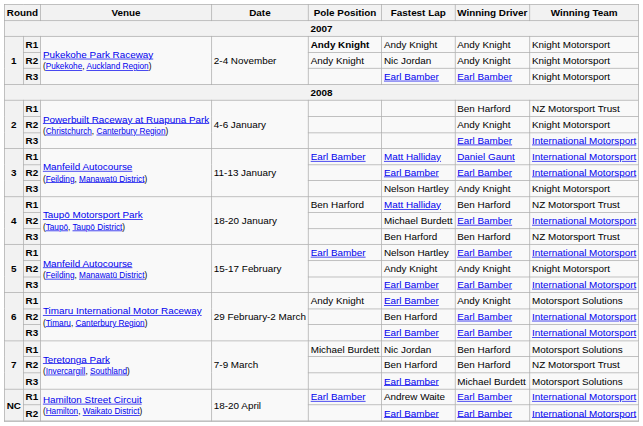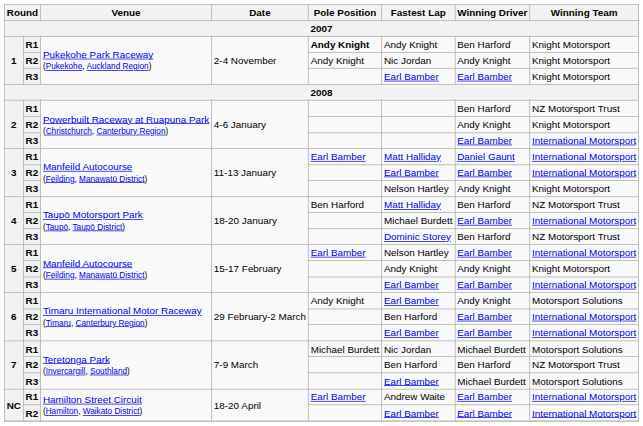(484, 44) Andy Knight -> (484, 44) Ben Harford
(411, 237) Ben Harford -> (417, 237) Dominic Storey
(484, 349) Ben Harford -> (492, 349) Michael Burdett
